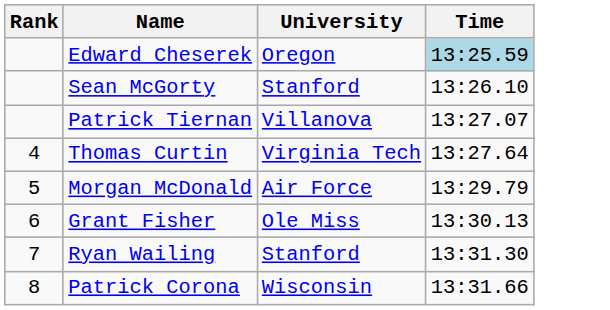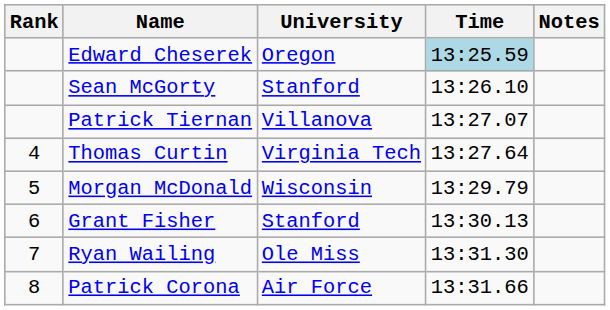+ column: (569, 21)
(317, 188) Air Force -> (317, 188) Wisconsin
(311, 221) Ole Miss -> (311, 221) Stanford
(311, 254) Stanford -> (311, 254) Ole Miss
(317, 288) Wisconsin -> (317, 288) Air Force
